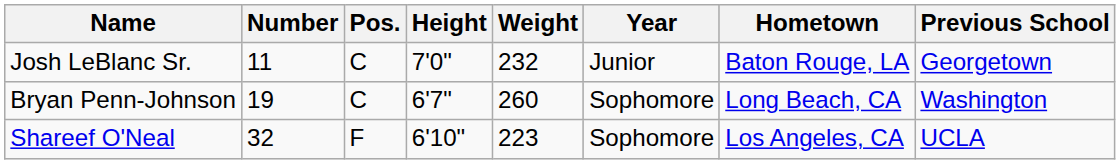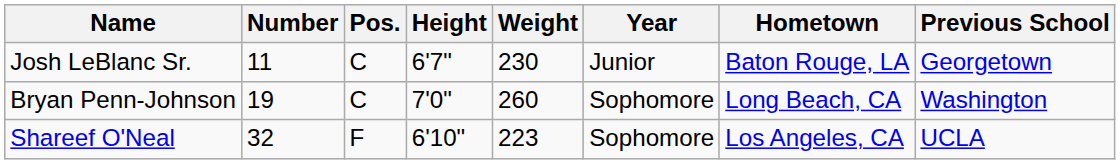(432, 61) 7'0" -> (432, 61) 6'7"
(518, 61) 232 -> (518, 61) 230
(432, 100) 6'7" -> (432, 100) 7'0"
